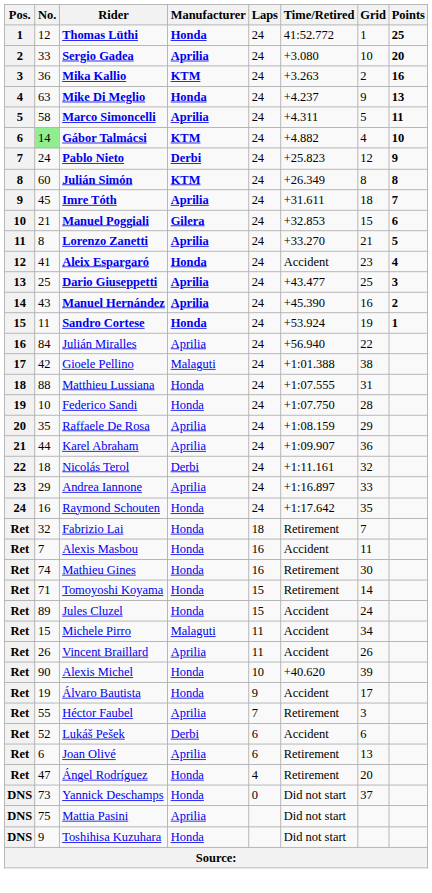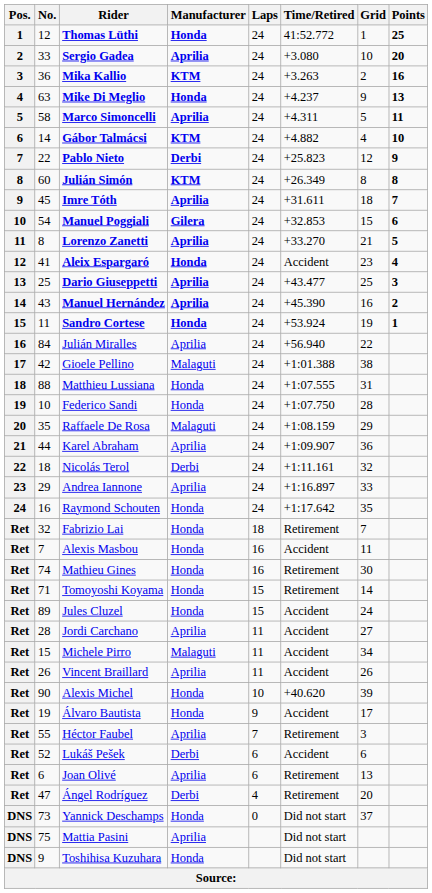(44, 138) lightgreen background -> (44, 138) no background
(44, 158) 24 -> (44, 158) 22
(44, 220) 21 -> (44, 220) 54
(188, 425) Aprilia -> (193, 425) Malaguti
+ row: (100, 631)
(187, 775) Honda -> (185, 795) Derbi
